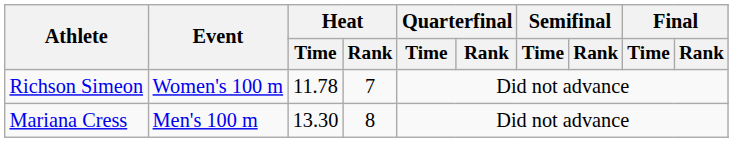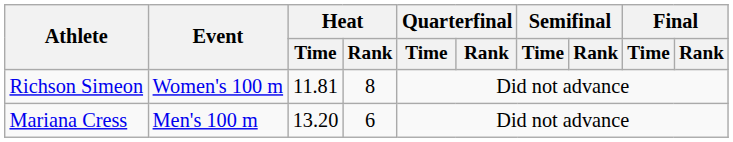(315, 86) 11.78 -> (315, 86) 11.81
(370, 86) 7 -> (370, 86) 8
(315, 120) 13.30 -> (315, 120) 13.20
(370, 120) 8 -> (370, 120) 6
